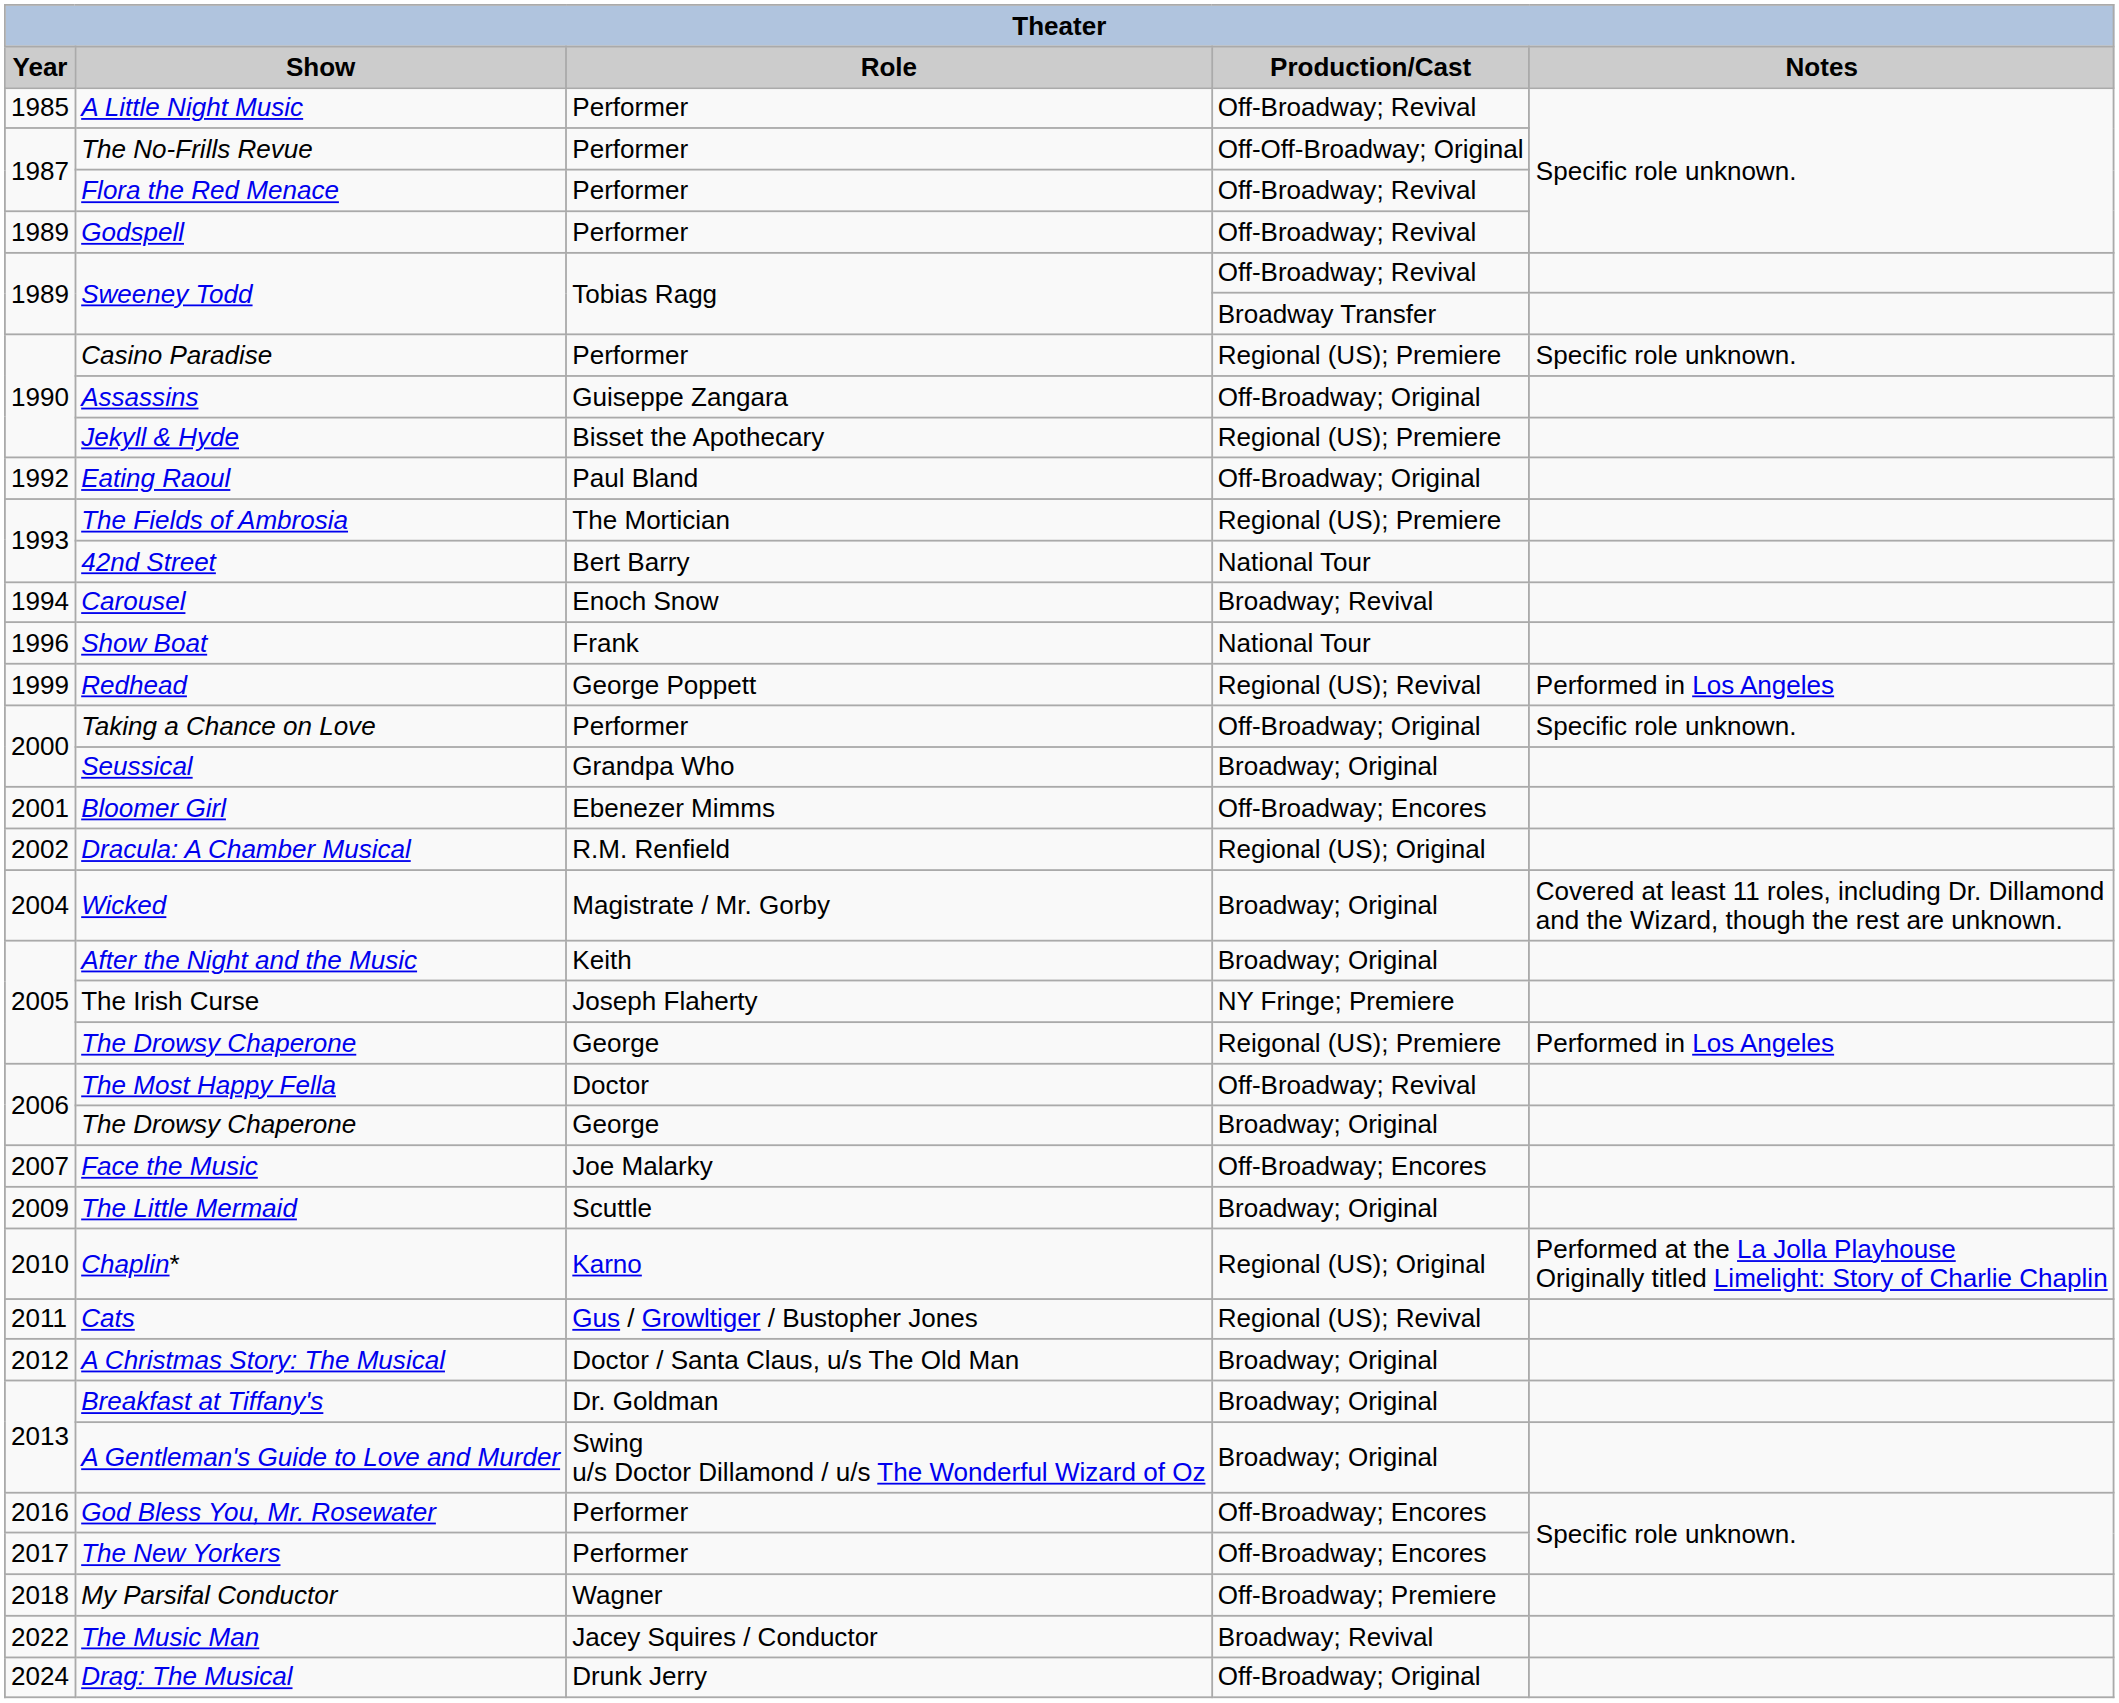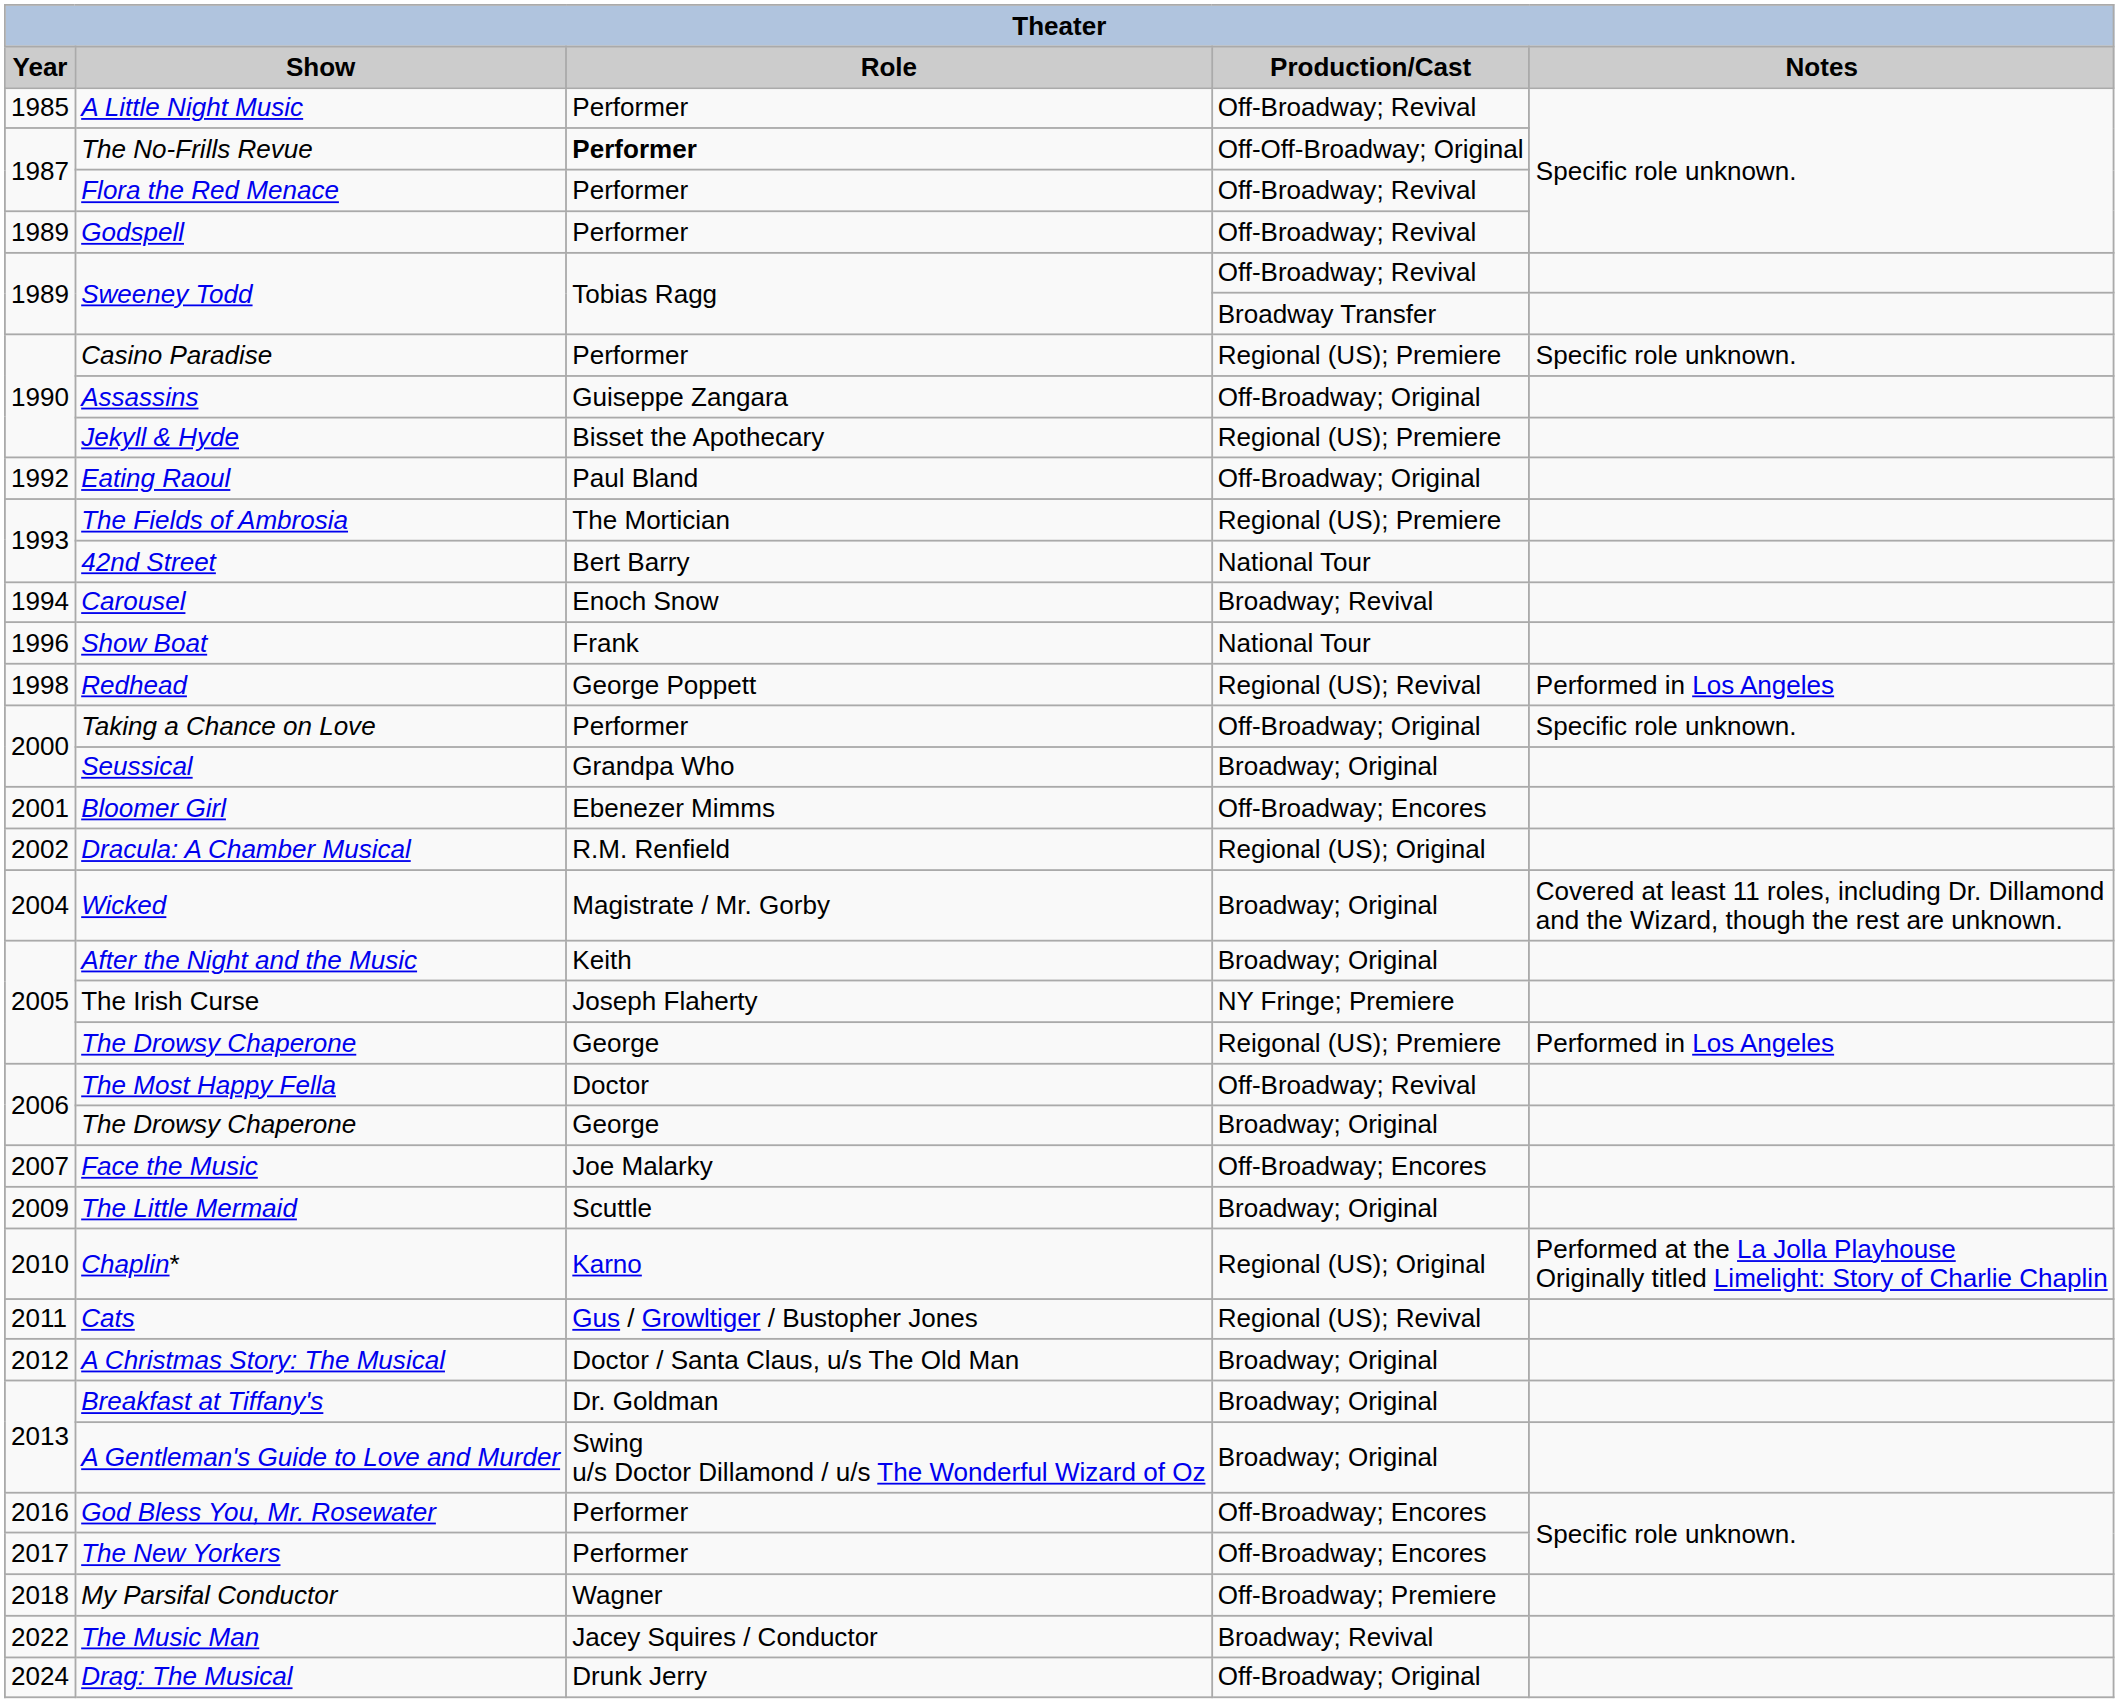(630, 149) normal -> (635, 149) bold
(40, 685) 1999 -> (40, 685) 1998
